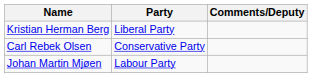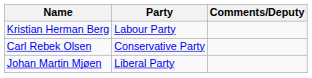(144, 30) Liberal Party -> (145, 30) Labour Party
(145, 64) Labour Party -> (144, 64) Liberal Party
